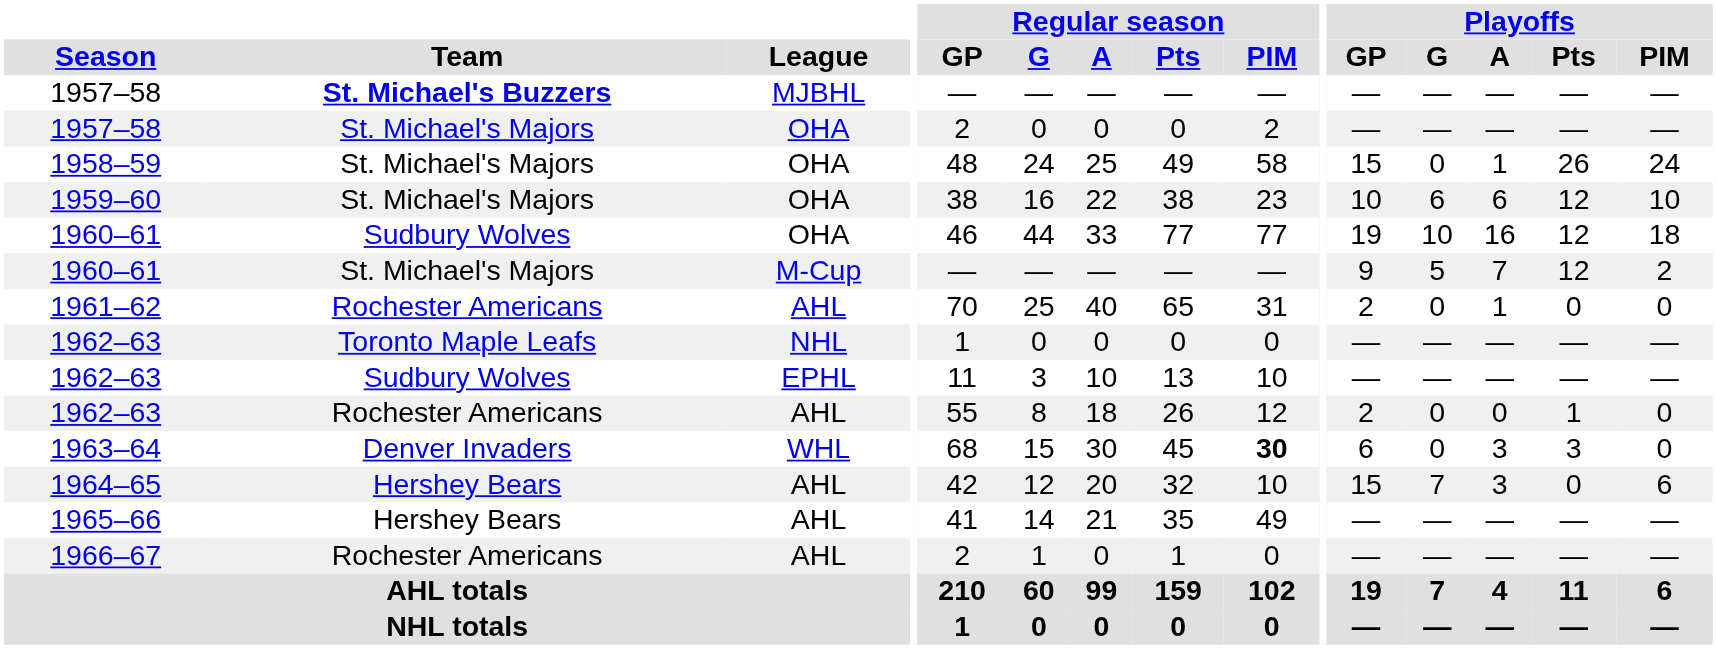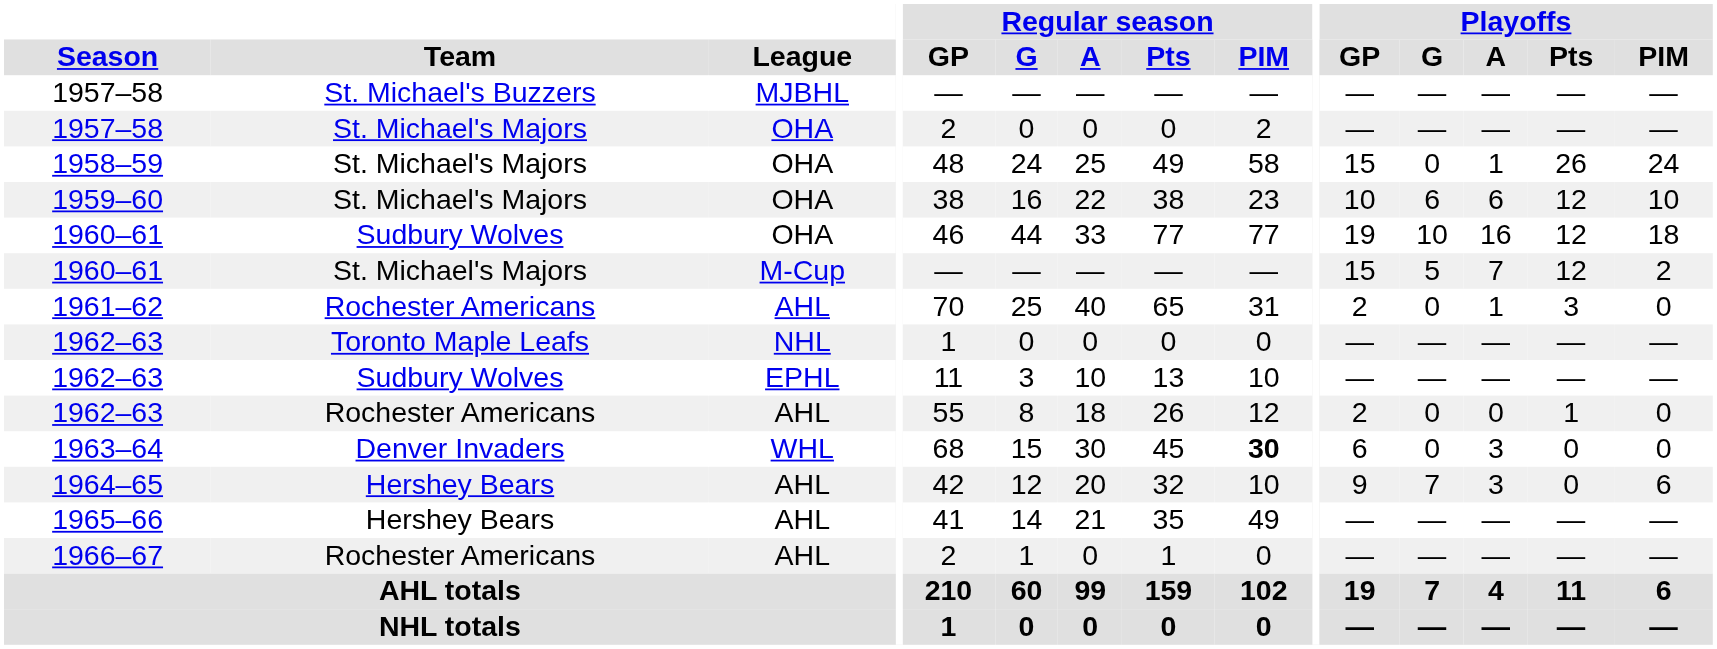(467, 92) bold -> (460, 92) normal
(1366, 270) 9 -> (1360, 270) 15
(1574, 306) 0 -> (1571, 306) 3
(1574, 448) 3 -> (1571, 448) 0
(1366, 484) 15 -> (1360, 484) 9
